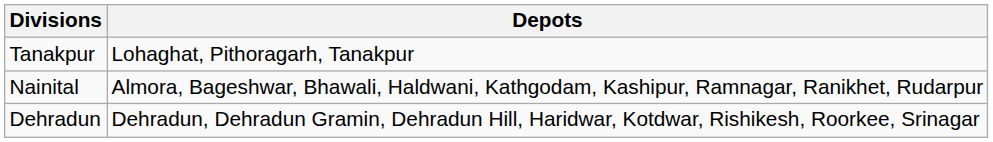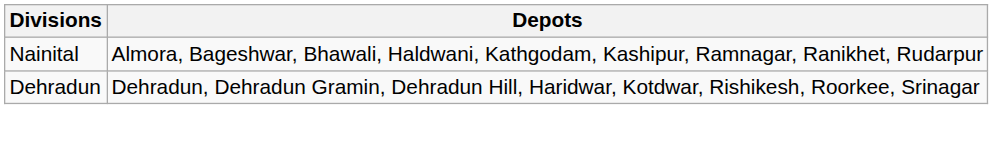- row: (52, 53)
